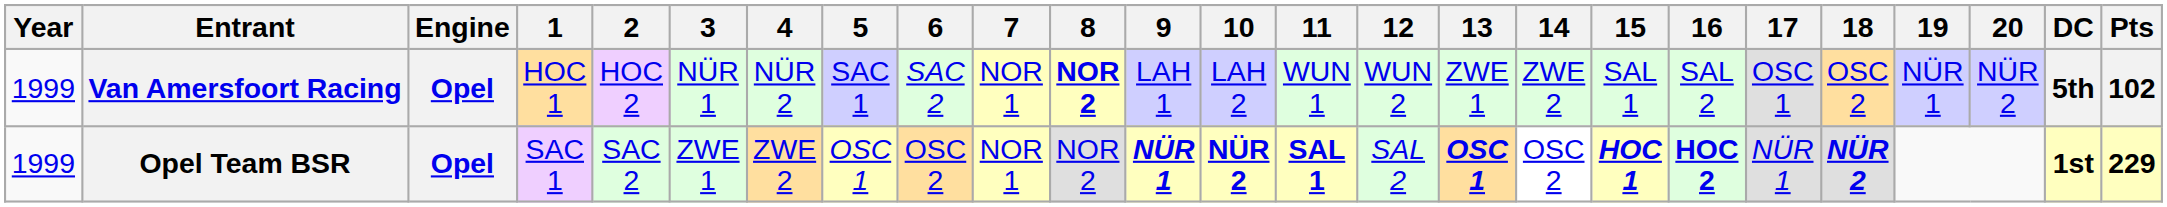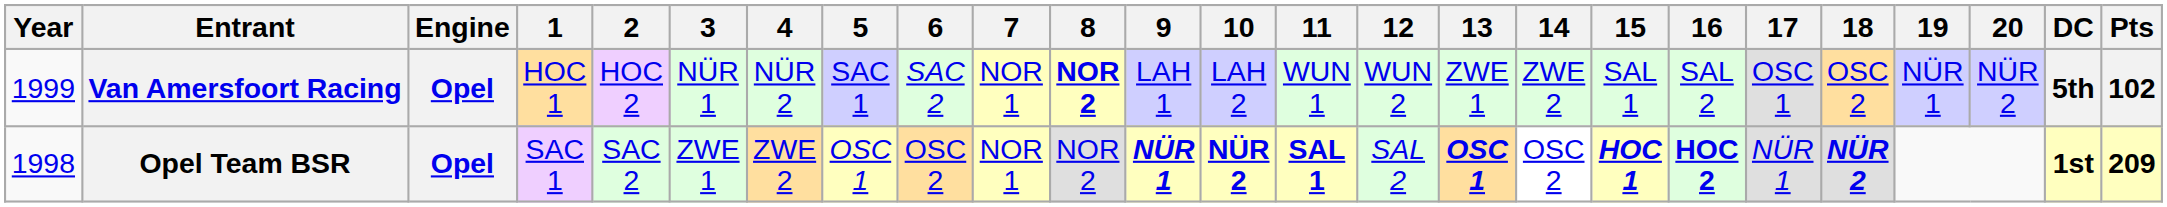(43, 164) 1999 -> (43, 164) 1998
(2132, 164) 229 -> (2132, 164) 209
